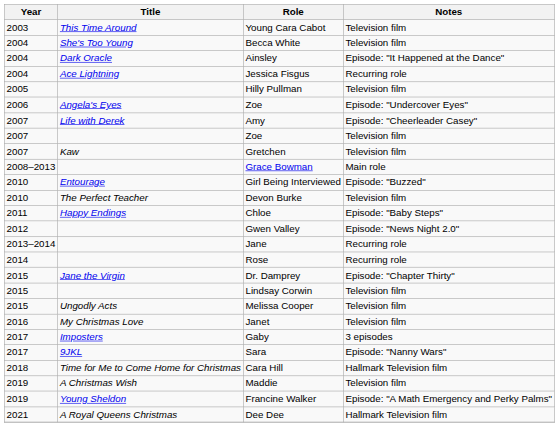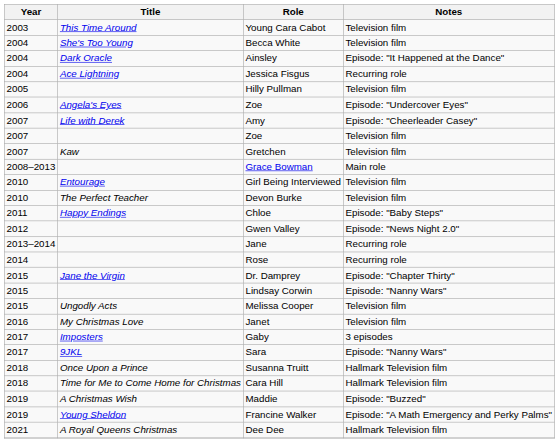(386, 182) Episode: "Buzzed" -> (376, 182) Television film
(376, 290) Television film -> (396, 290) Episode: "Nanny Wars"
+ row: (104, 368)
(376, 383) Television film -> (386, 399) Episode: "Buzzed"
